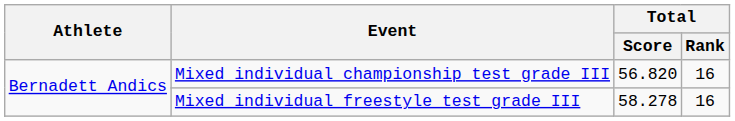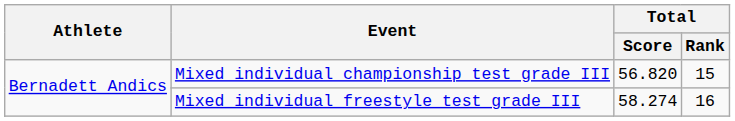(705, 74) 16 -> (705, 74) 15
(648, 101) 58.278 -> (648, 101) 58.274
